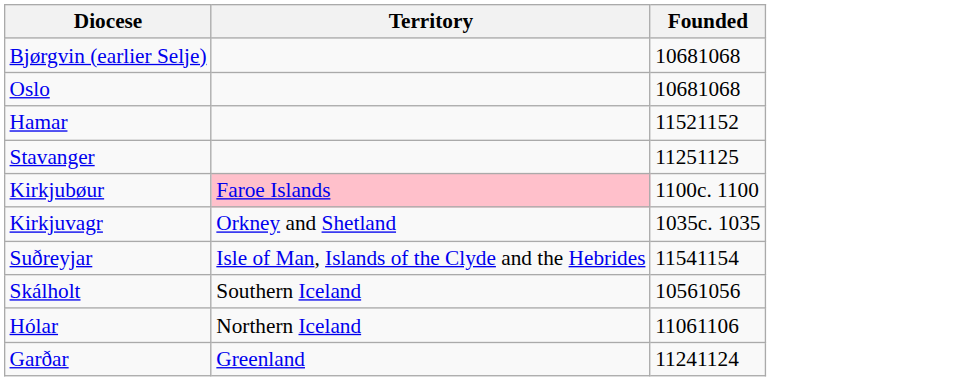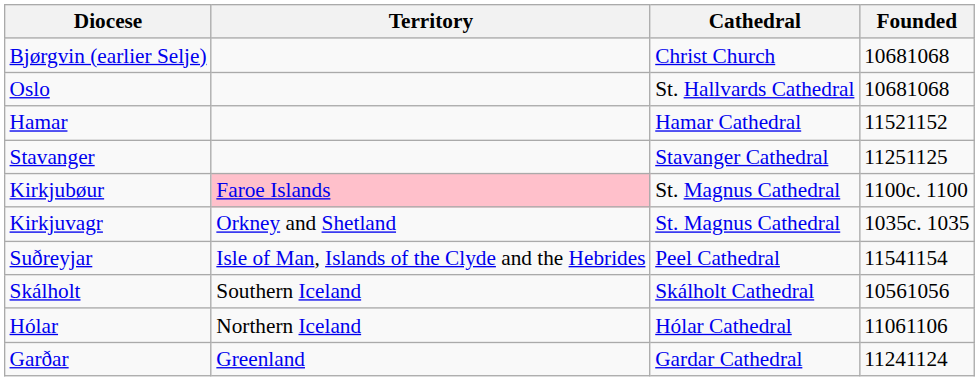+ column: (755, 21)
